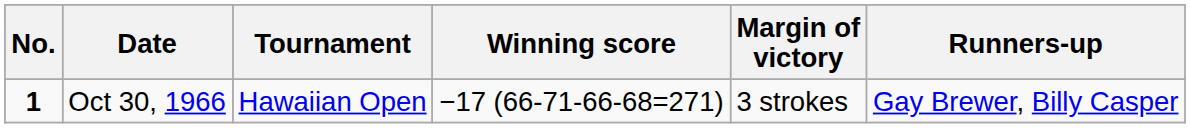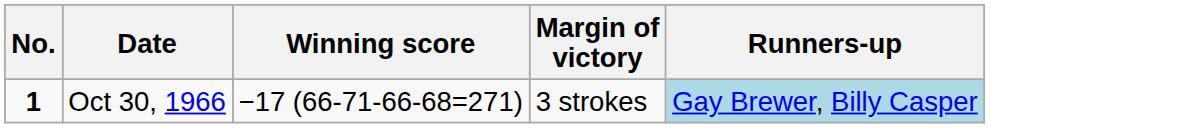- column: (333, 42)
(1026, 101) no background -> (825, 101) lightblue background
